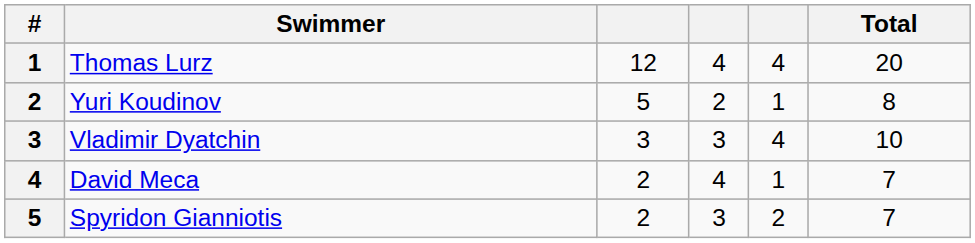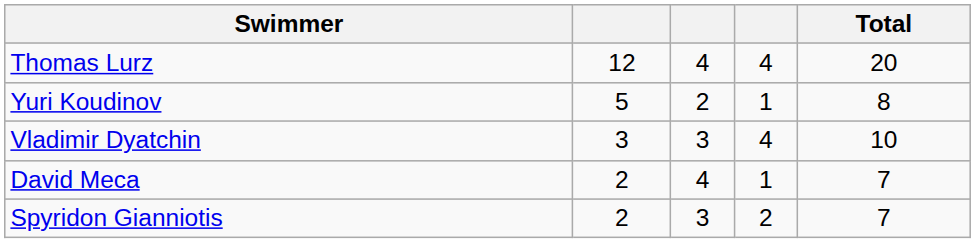- column: (34, 23)
